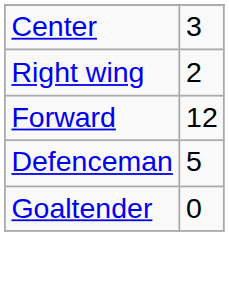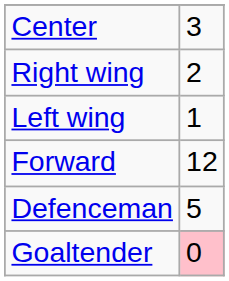+ row: (68, 117)
(194, 207) no background -> (194, 252) pink background
